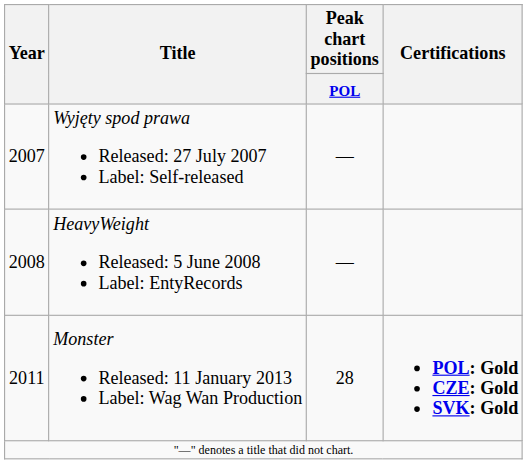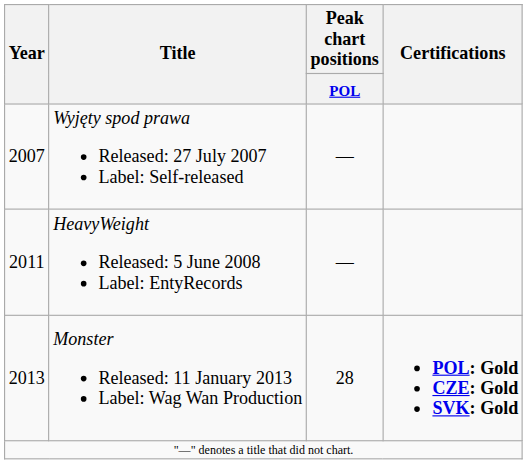(27, 262) 2008 -> (27, 262) 2011
(27, 377) 2011 -> (27, 377) 2013
